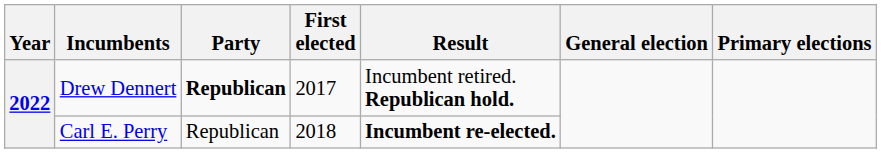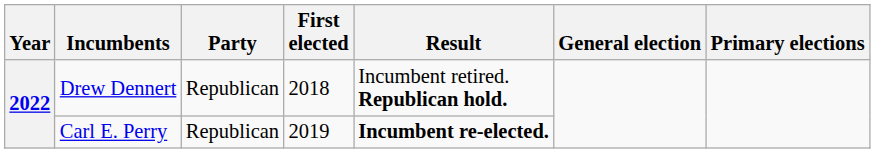(236, 87) bold -> (232, 87) normal
(316, 87) 2017 -> (309, 87) 2018
(316, 131) 2018 -> (309, 131) 2019
